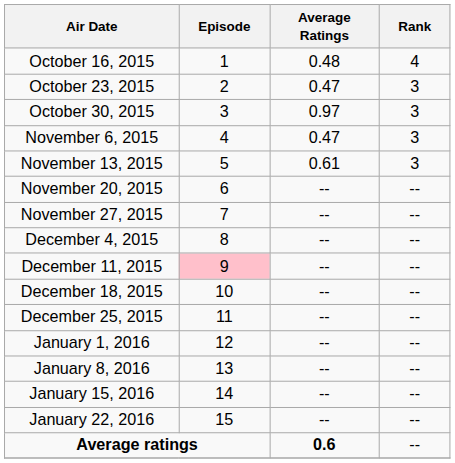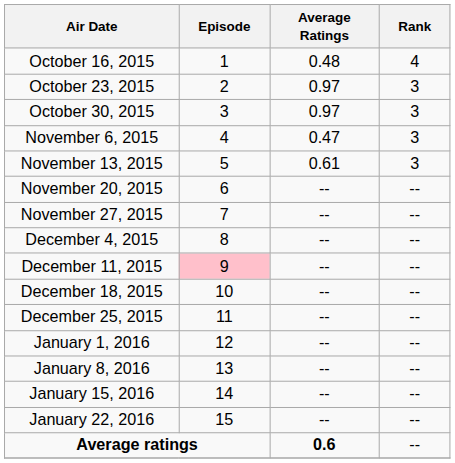(324, 86) 0.47 -> (324, 86) 0.97
